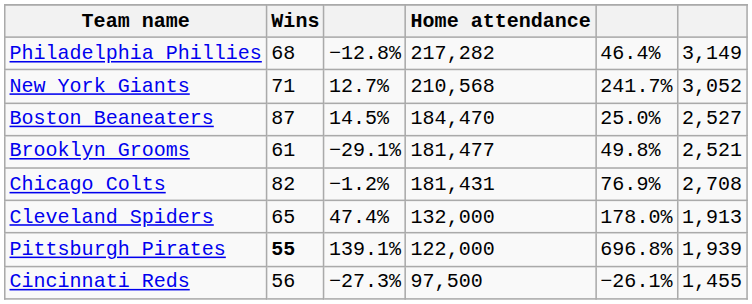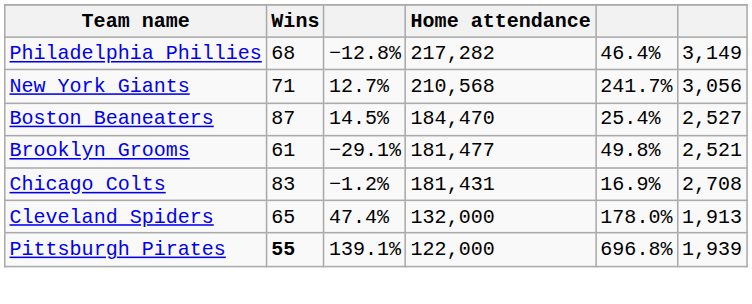(712, 86) 3,052 -> (712, 86) 3,056
(630, 119) 25.0% -> (630, 119) 25.4%
(283, 184) 82 -> (283, 184) 83
(630, 184) 76.9% -> (630, 184) 16.9%
- row: (100, 282)
